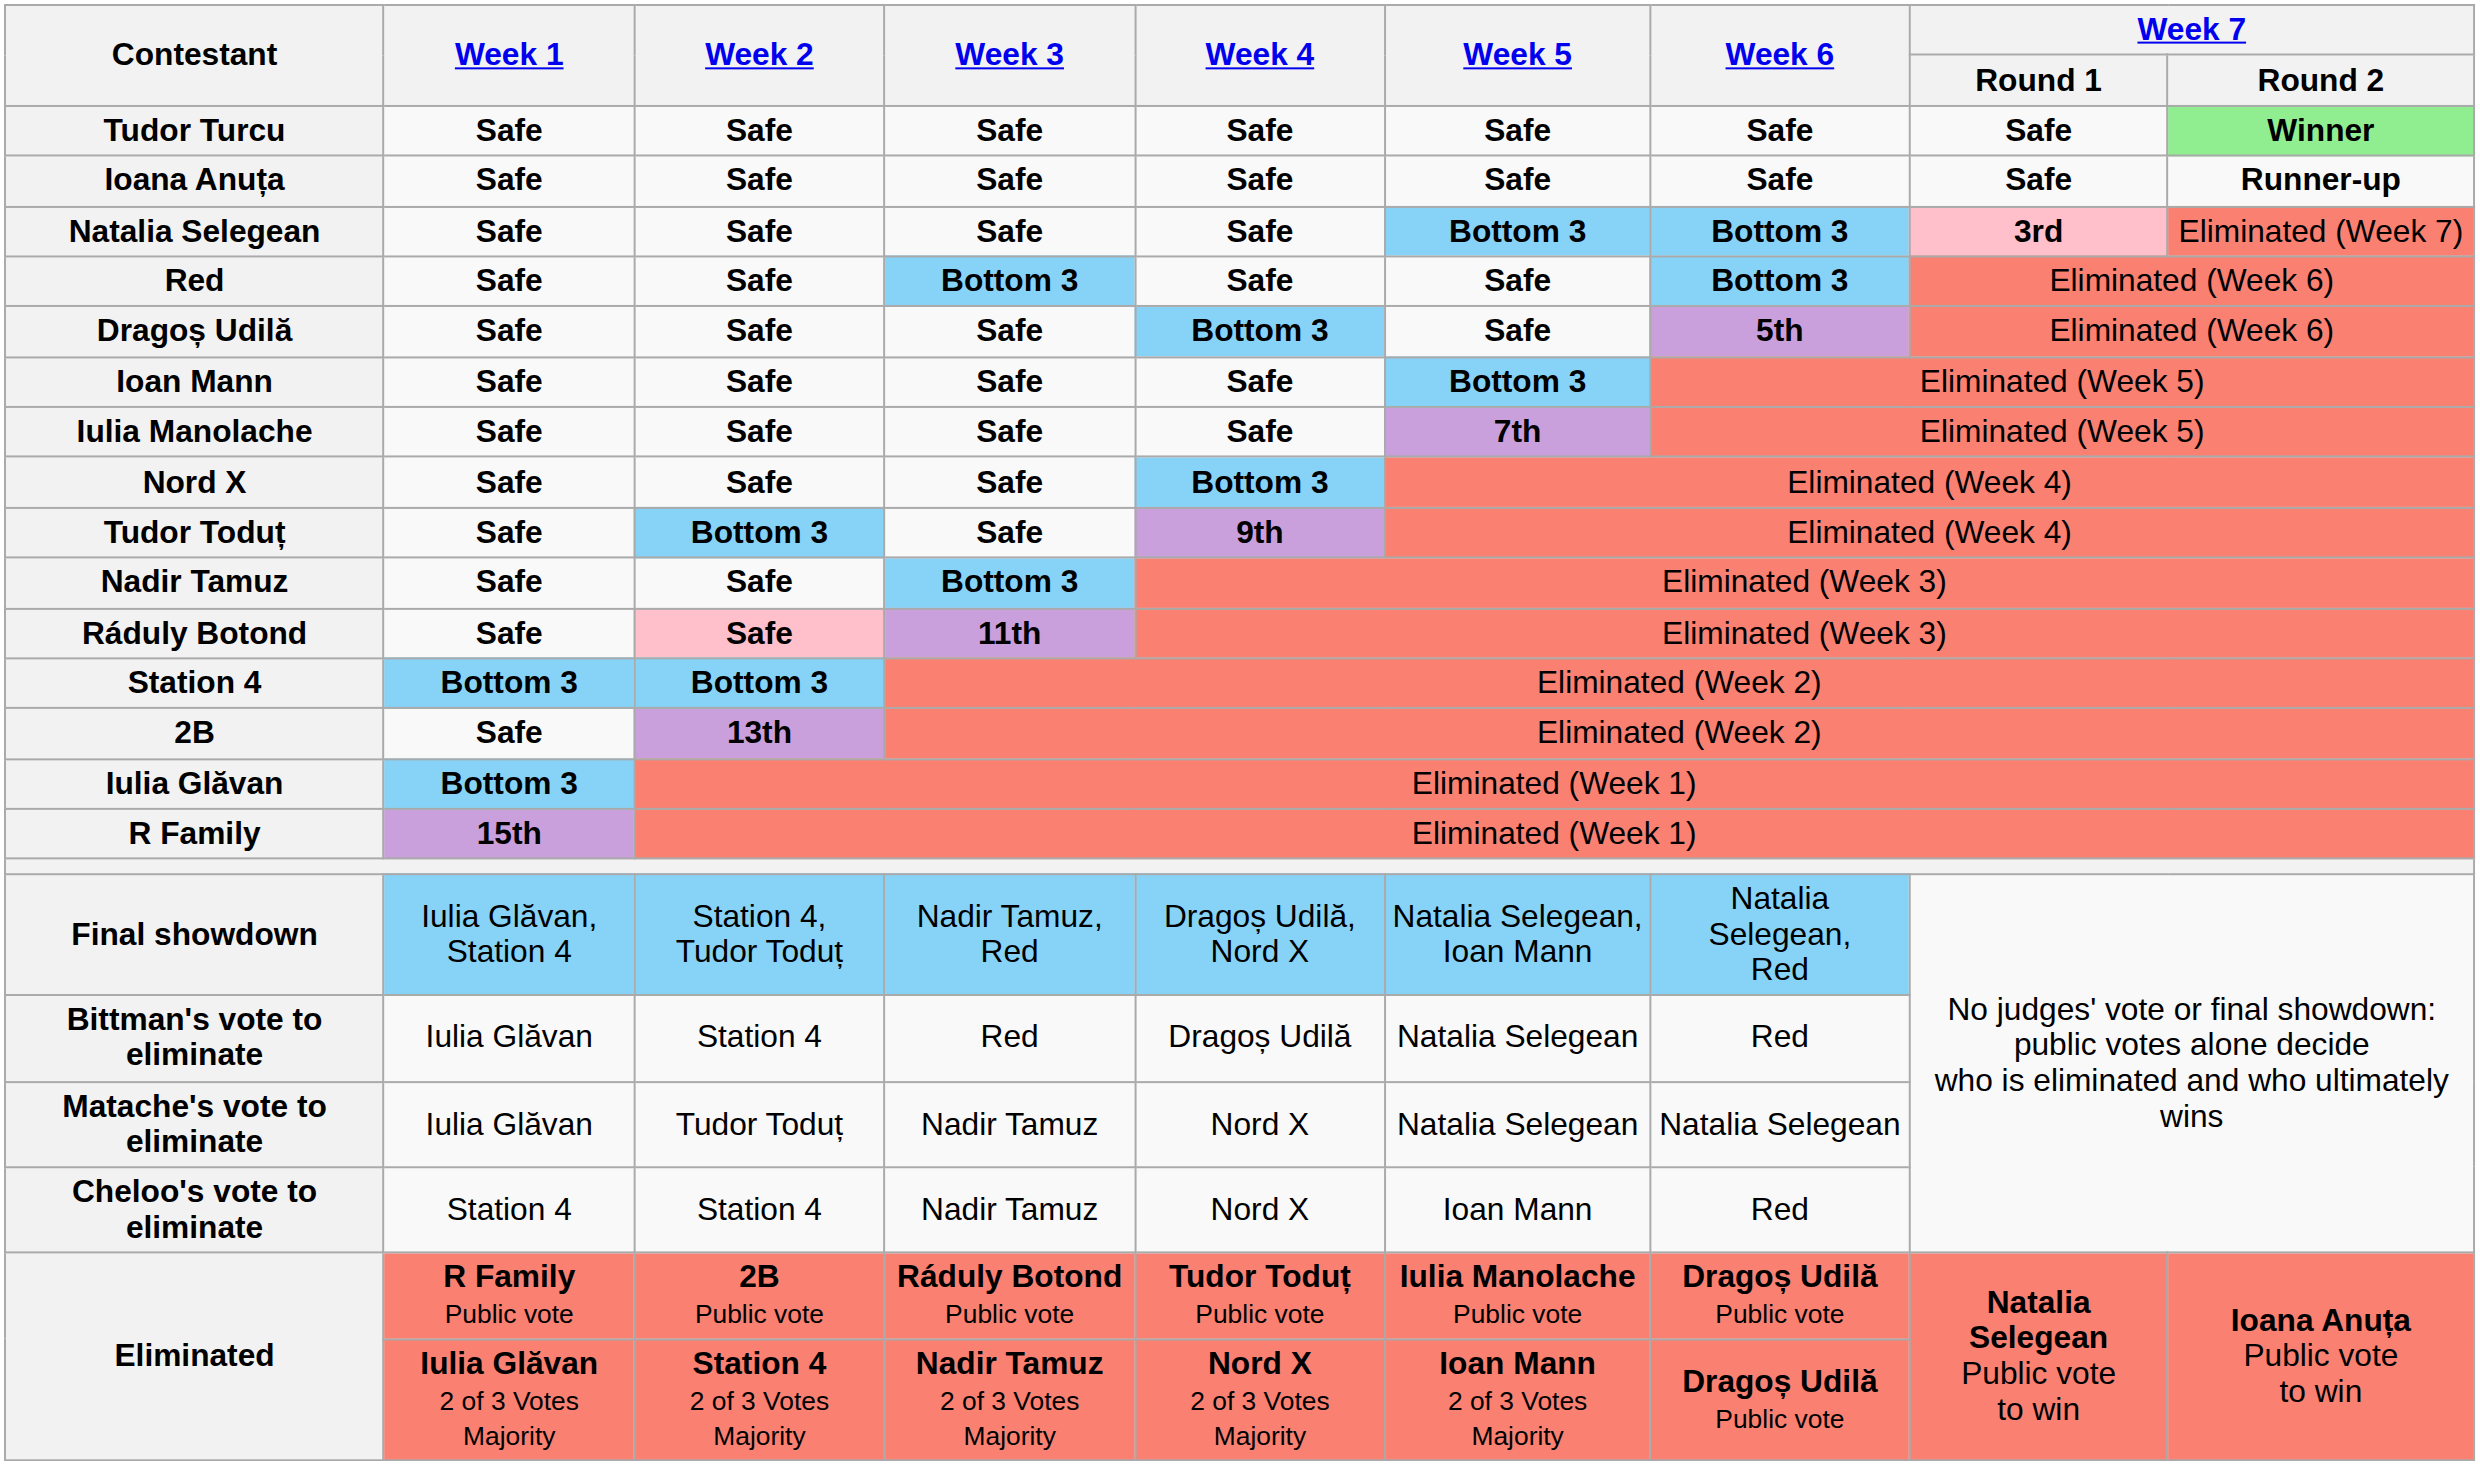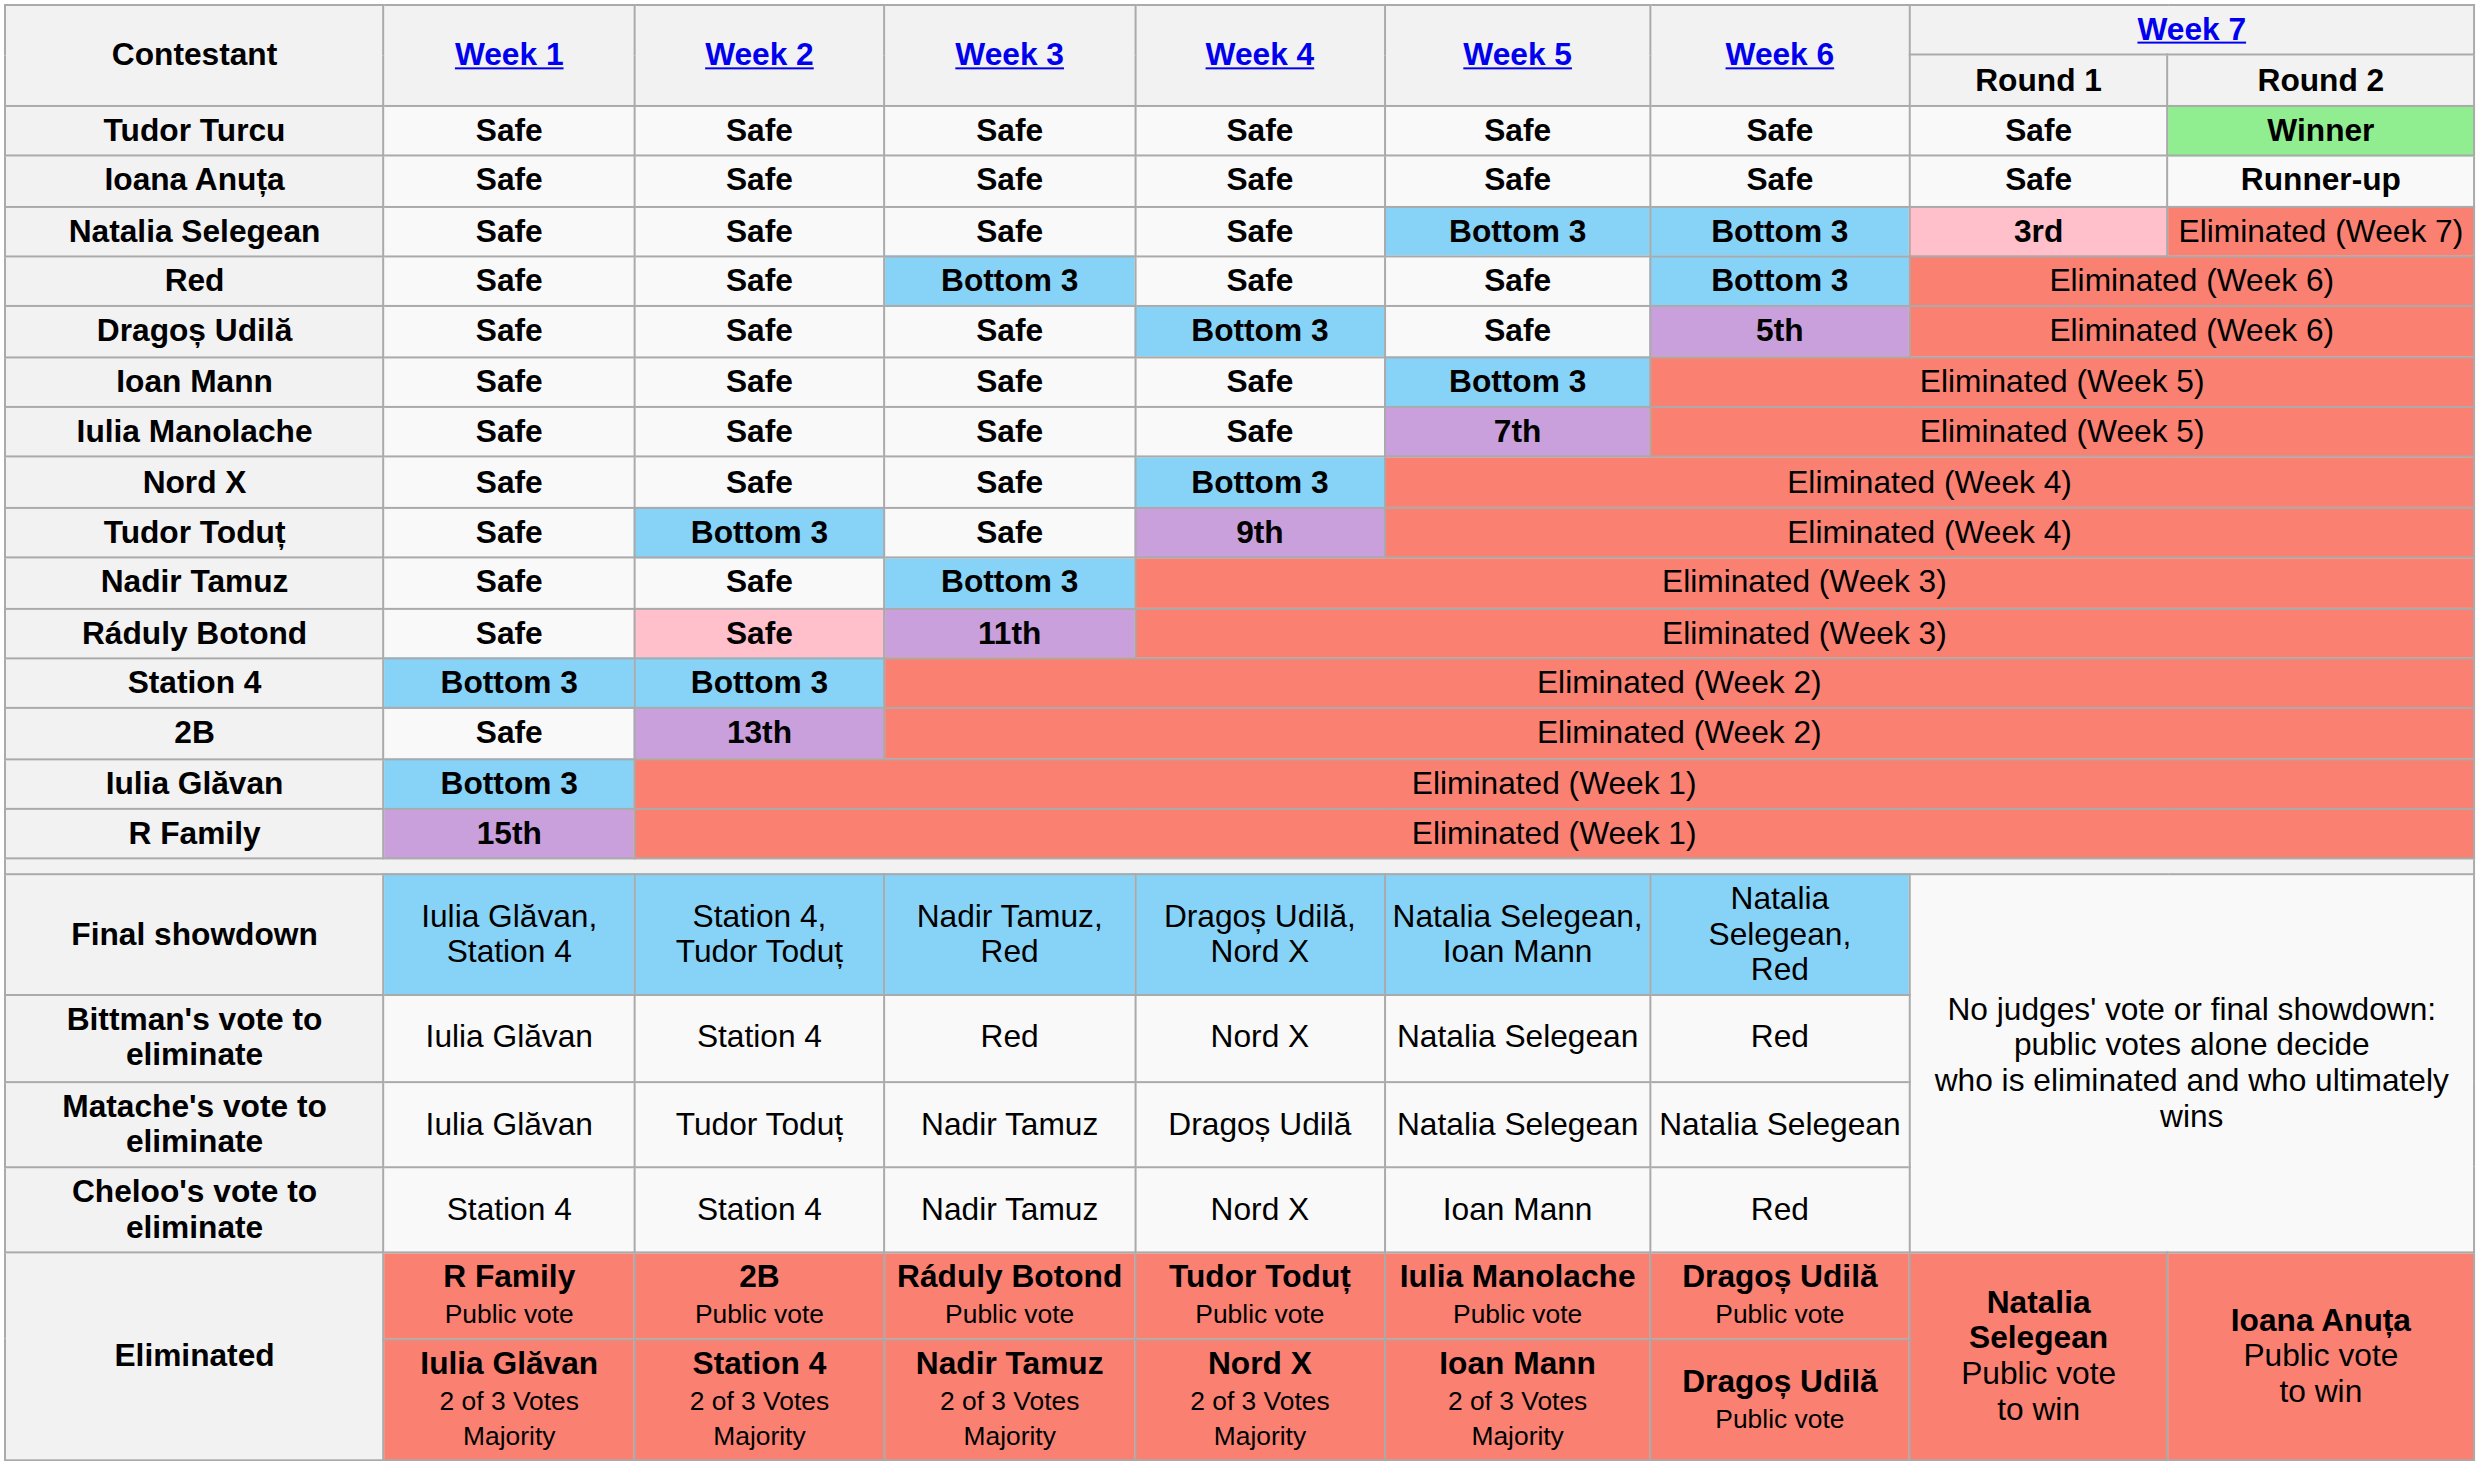(1260, 1037) Dragoș Udilă -> (1260, 1037) Nord X
(1260, 1123) Nord X -> (1260, 1123) Dragoș Udilă
